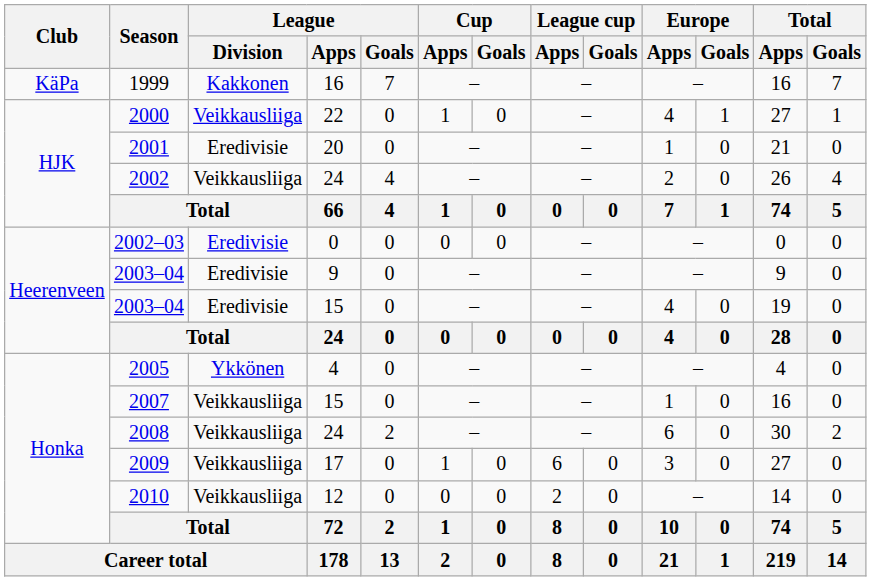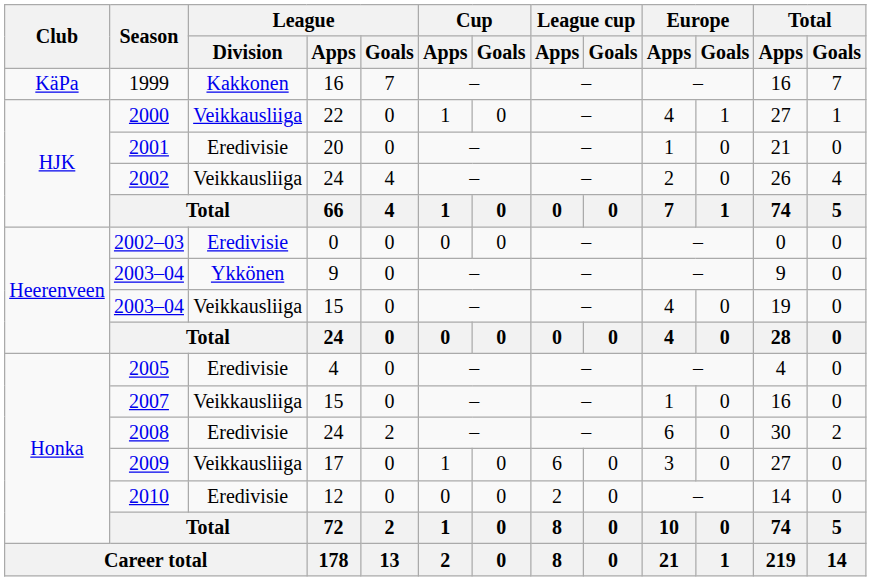(248, 274) Eredivisie -> (248, 274) Ykkönen
(248, 305) Eredivisie -> (248, 305) Veikkausliiga
(248, 369) Ykkönen -> (248, 369) Eredivisie
(248, 432) Veikkausliiga -> (248, 432) Eredivisie
(248, 496) Veikkausliiga -> (248, 496) Eredivisie
